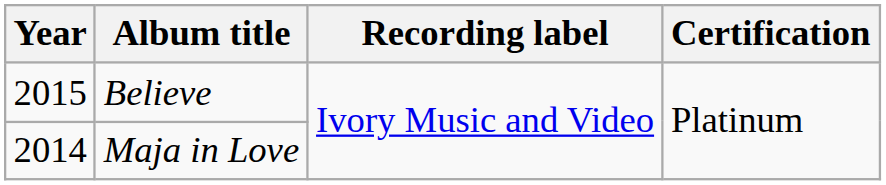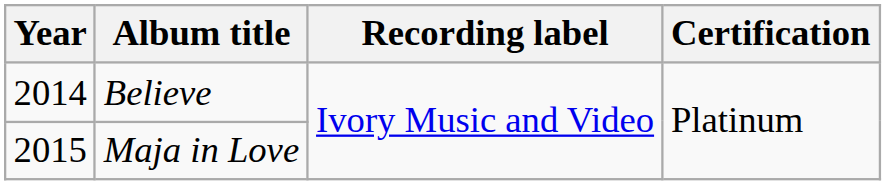(50, 91) 2015 -> (50, 91) 2014
(50, 149) 2014 -> (50, 149) 2015
